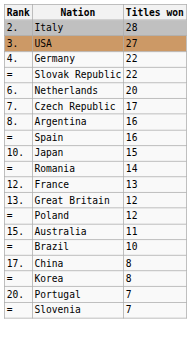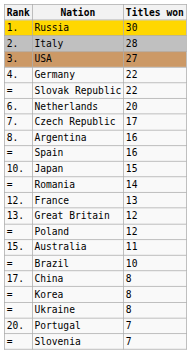+ row: (52, 28)
+ row: (55, 310)
